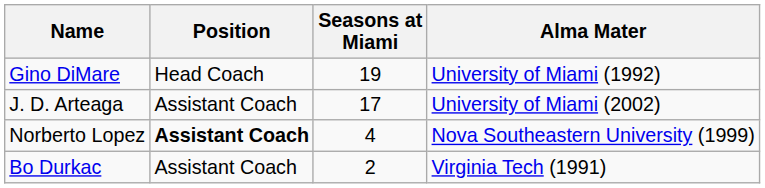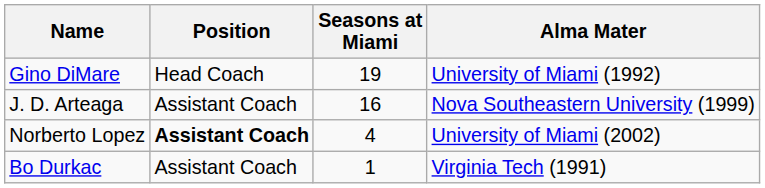(370, 105) 17 -> (370, 105) 16
(546, 105) University of Miami (2002) -> (593, 105) Nova Southeastern University (1999)
(593, 136) Nova Southeastern University (1999) -> (546, 136) University of Miami (2002)
(370, 167) 2 -> (370, 167) 1
